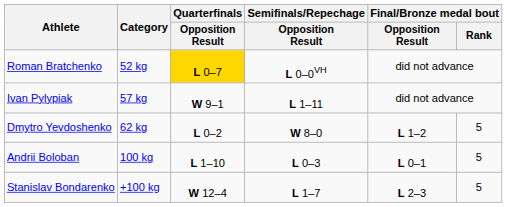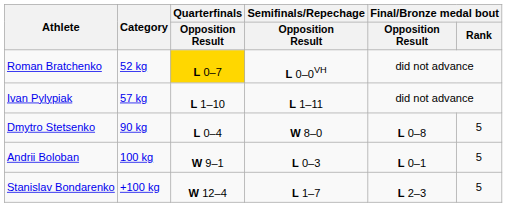(208, 104) W 9–1 -> (208, 104) L 1–10
- row: (59, 128)
+ row: (51, 128)
(208, 164) L 1–10 -> (208, 164) W 9–1
